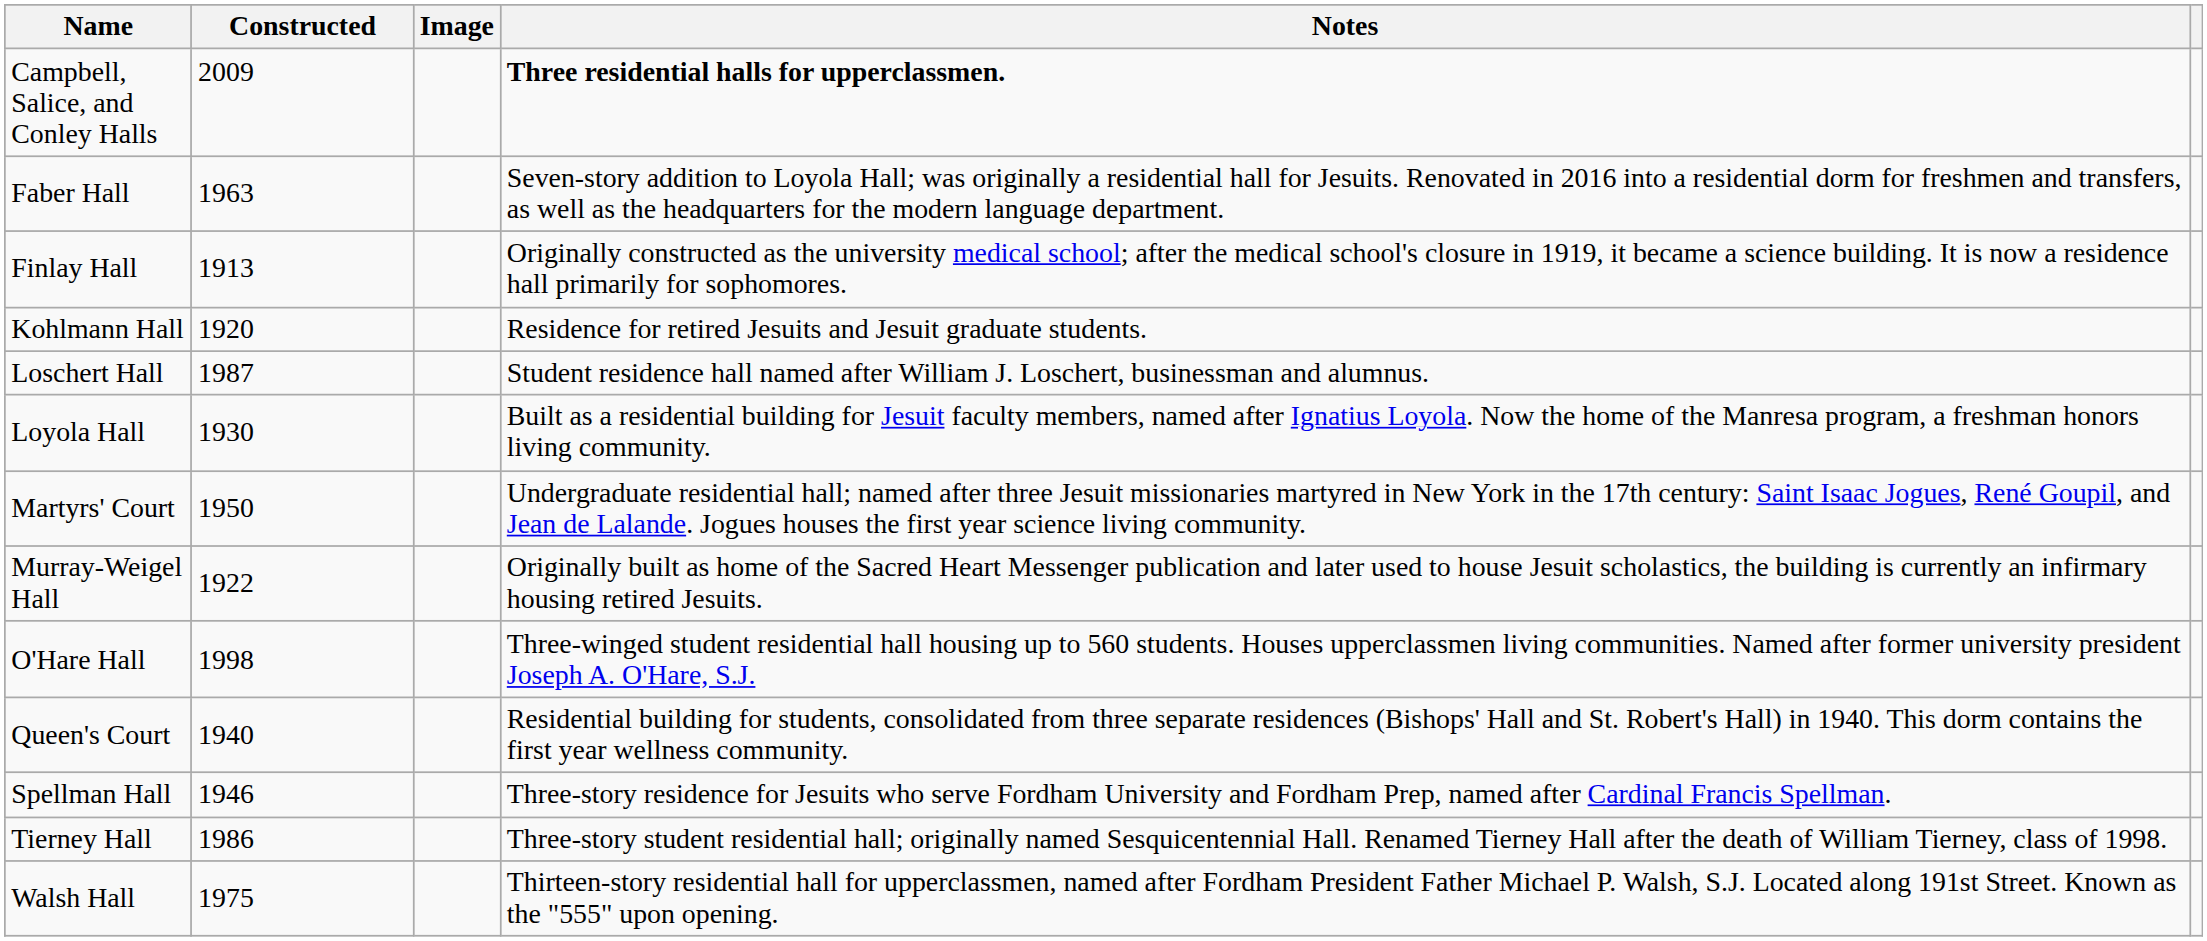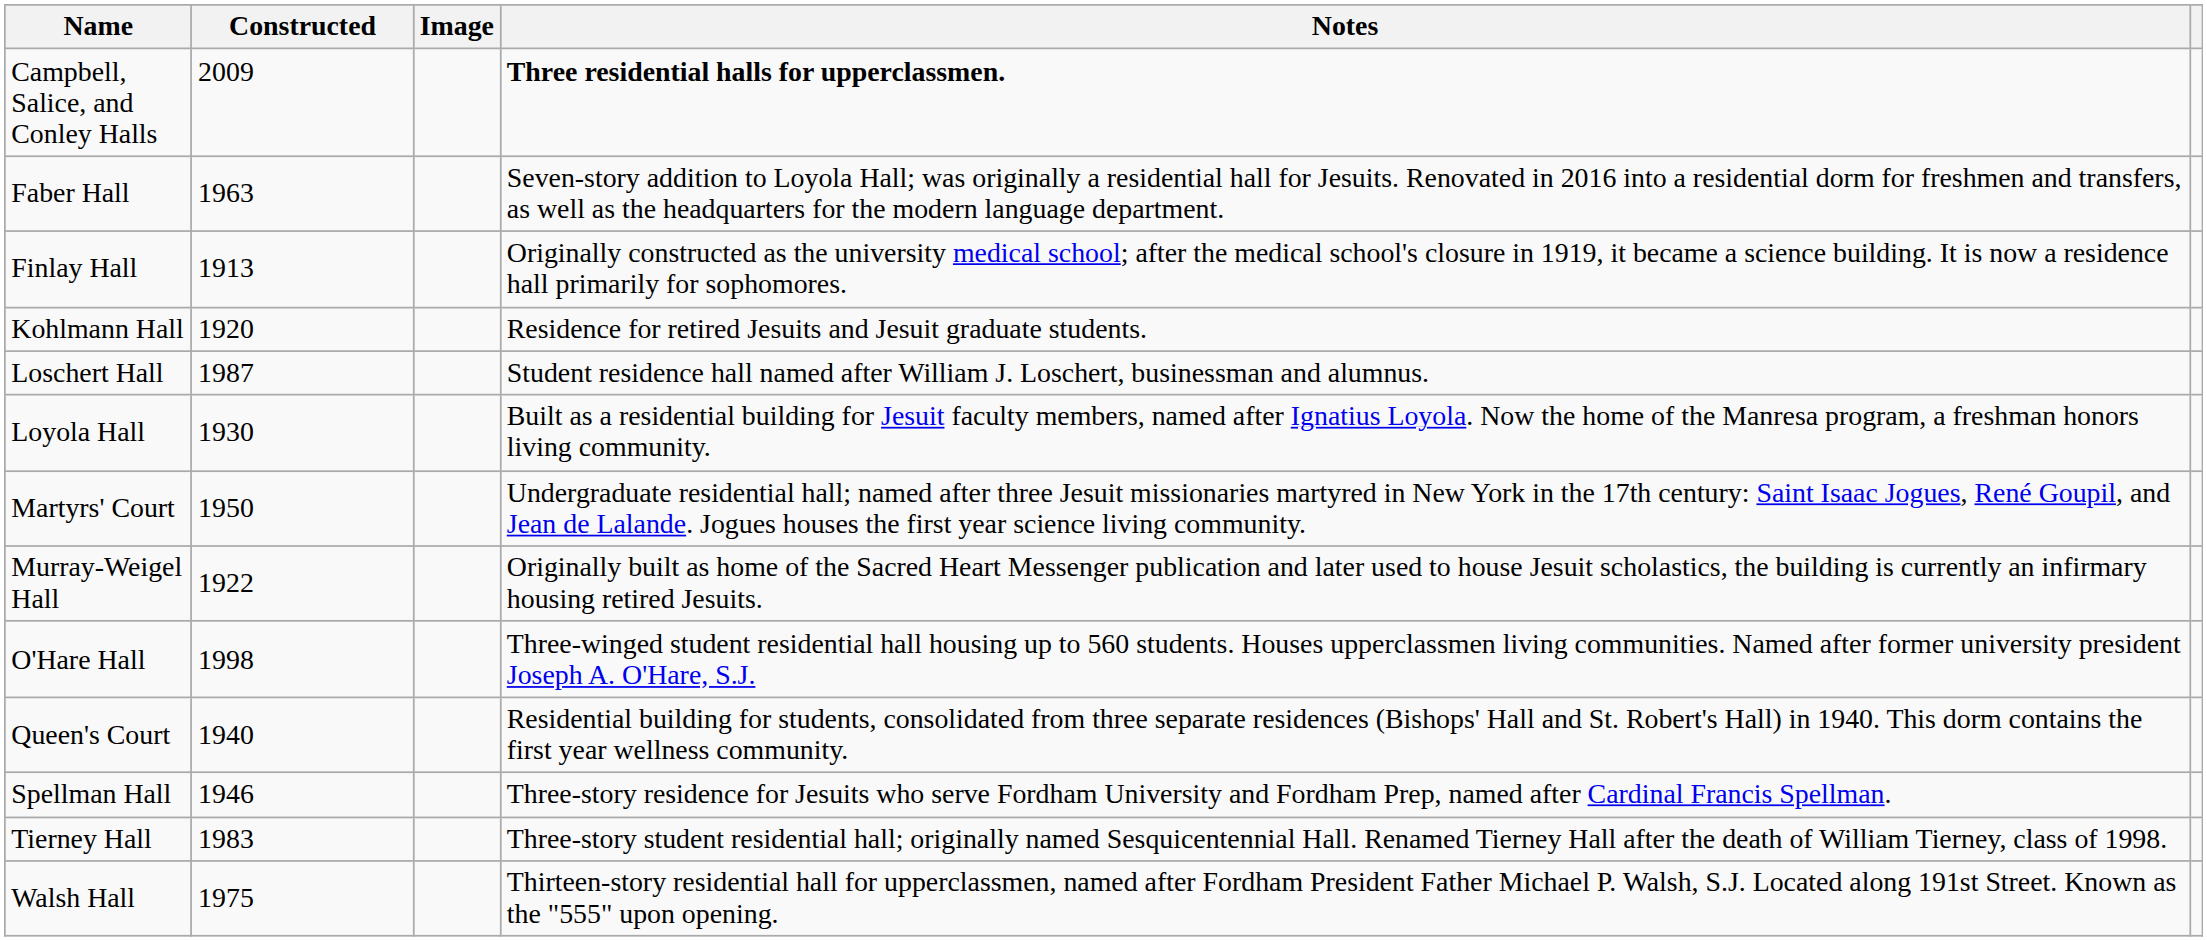(226, 838) 1986 -> (226, 838) 1983
